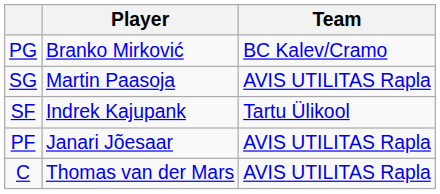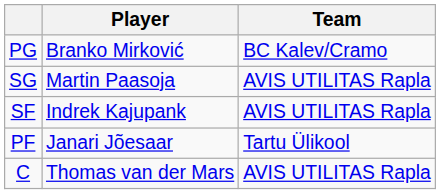(296, 111) Tartu Ülikool -> (337, 111) AVIS UTILITAS Rapla
(337, 142) AVIS UTILITAS Rapla -> (296, 142) Tartu Ülikool
